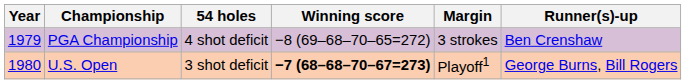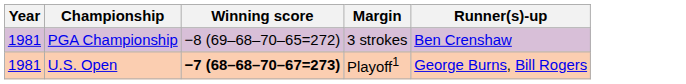- column: (226, 16)
(24, 39) 1979 -> (24, 39) 1981
(24, 65) 1980 -> (24, 65) 1981
